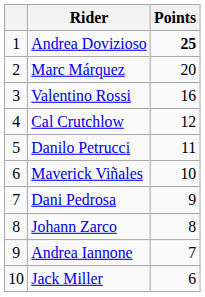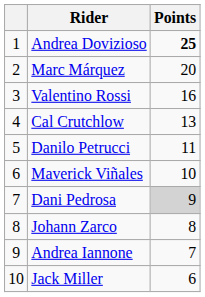(188, 121) 12 -> (188, 121) 13
(192, 200) no background -> (192, 200) lightgrey background
